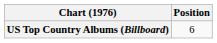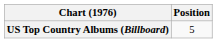(192, 29) 6 -> (192, 29) 5
